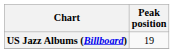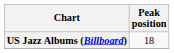(149, 40) 19 -> (149, 40) 18
